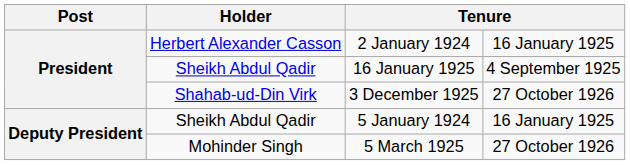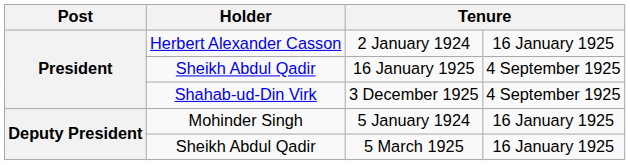(553, 95) 27 October 1926 -> (553, 95) 4 September 1925
(246, 120) Sheikh Abdul Qadir -> (246, 120) Mohinder Singh
(246, 146) Mohinder Singh -> (246, 146) Sheikh Abdul Qadir
(553, 146) 27 October 1926 -> (553, 146) 16 January 1925
